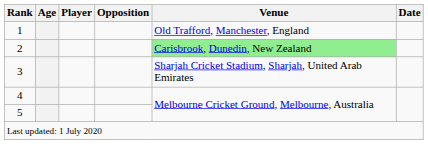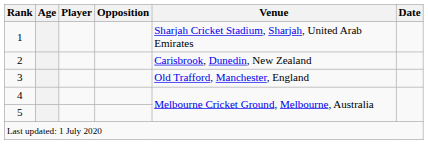(232, 30) Old Trafford, Manchester, England -> (258, 36) Sharjah Cricket Stadium, Sharjah, United Arab Emirates
(233, 48) lightgreen background -> (233, 60) no background
(258, 71) Sharjah Cricket Stadium, Sharjah, United Arab Emirates -> (232, 78) Old Trafford, Manchester, England
